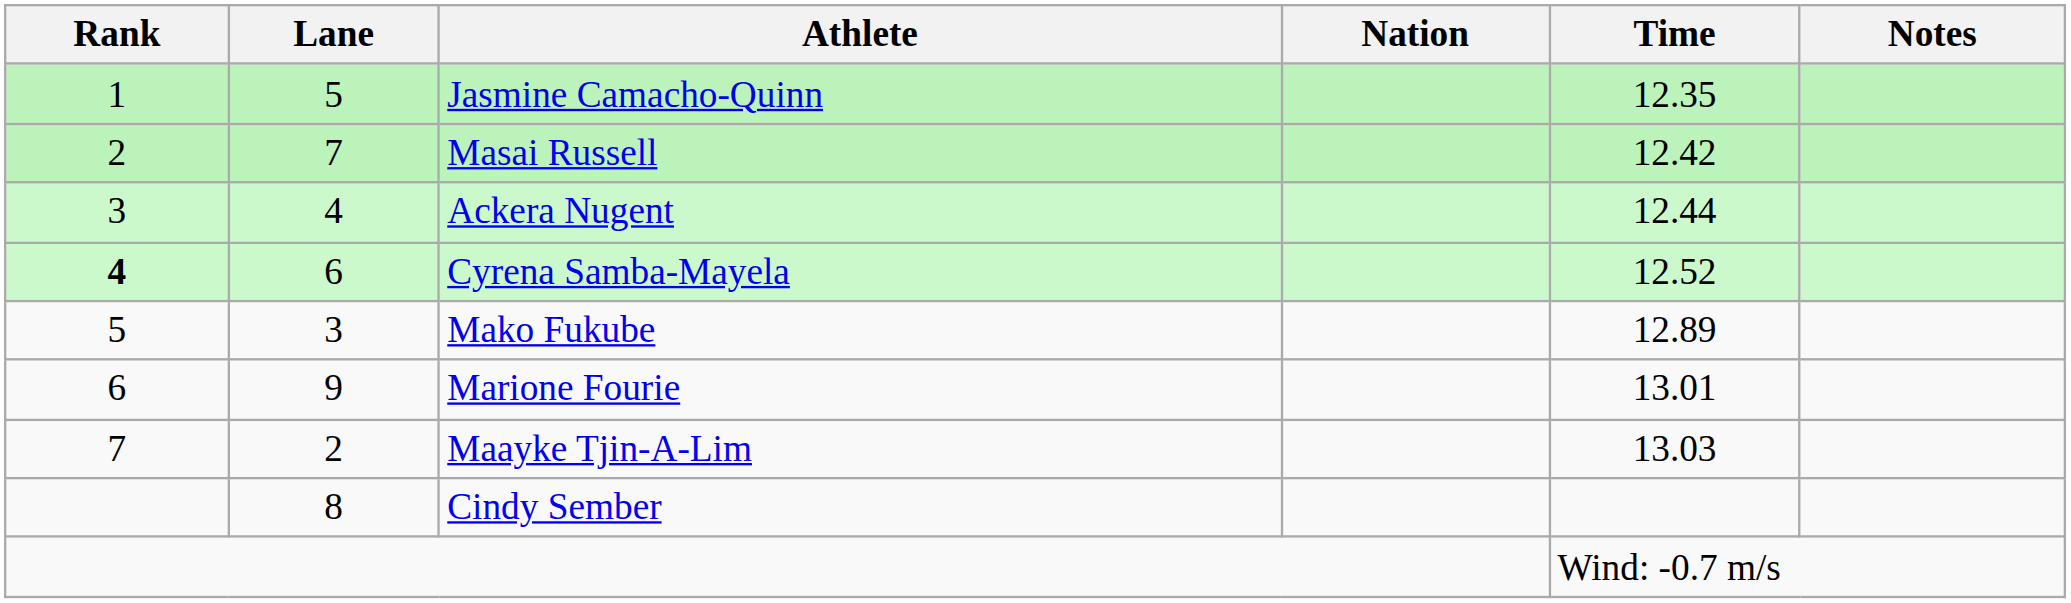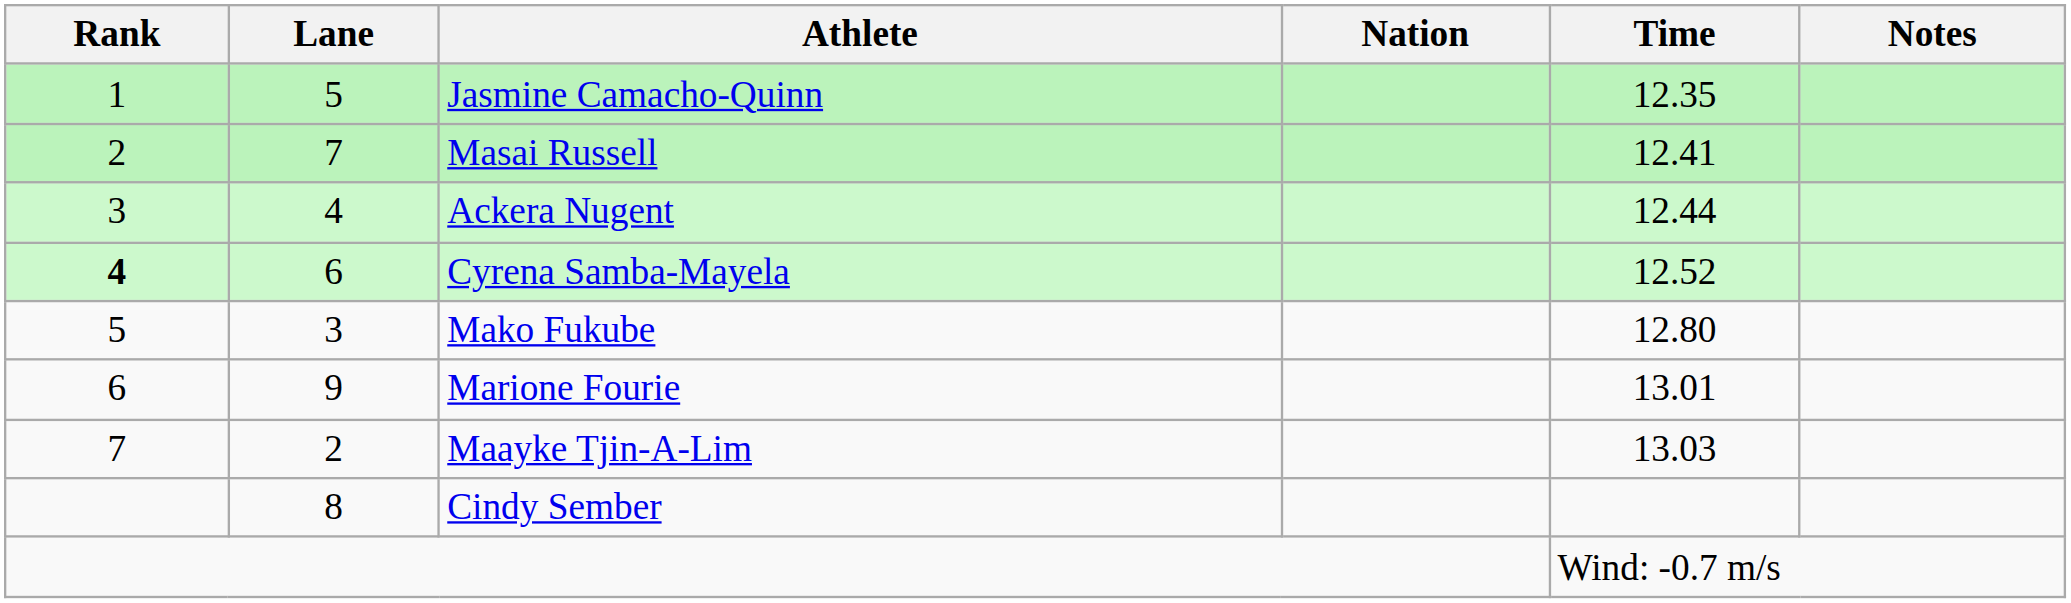(1675, 152) 12.42 -> (1675, 152) 12.41
(1675, 329) 12.89 -> (1675, 329) 12.80
